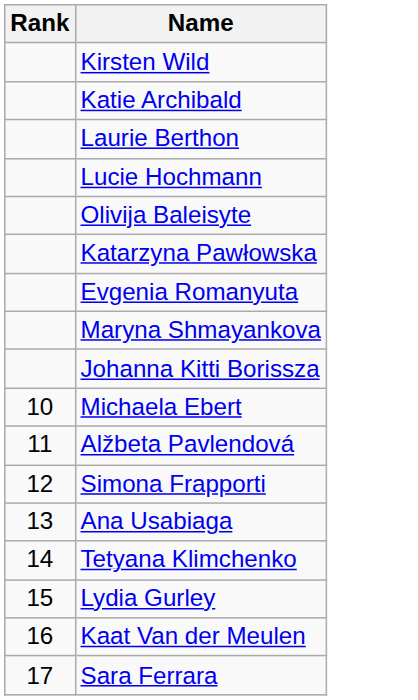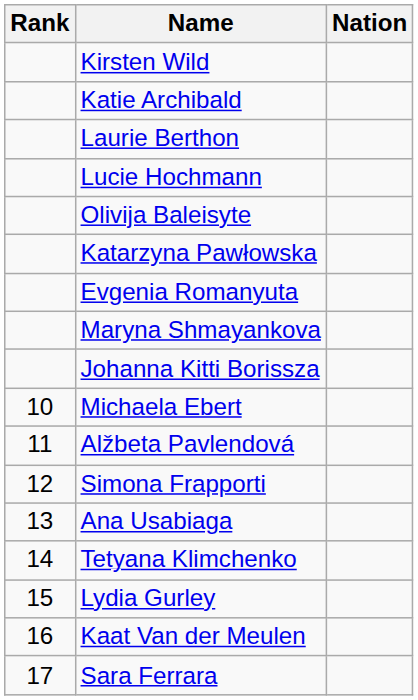+ column: (370, 23)
